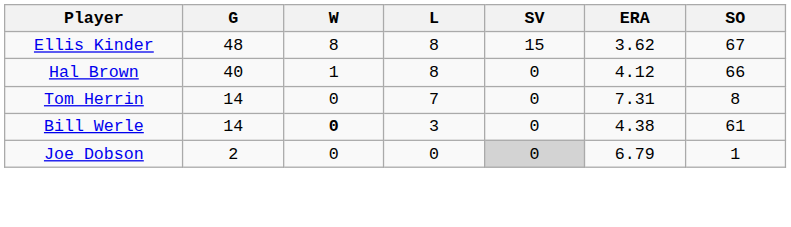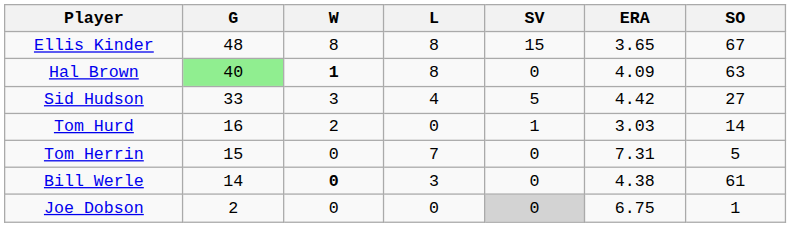(635, 45) 3.62 -> (635, 45) 3.65
(233, 72) no background -> (233, 72) lightgreen background
(334, 72) normal -> (334, 72) bold
(635, 72) 4.12 -> (635, 72) 4.09
(735, 72) 66 -> (735, 72) 63
+ row: (94, 100)
+ row: (94, 127)
(233, 100) 14 -> (233, 154) 15
(735, 100) 8 -> (735, 154) 5
(635, 154) 6.79 -> (635, 208) 6.75
